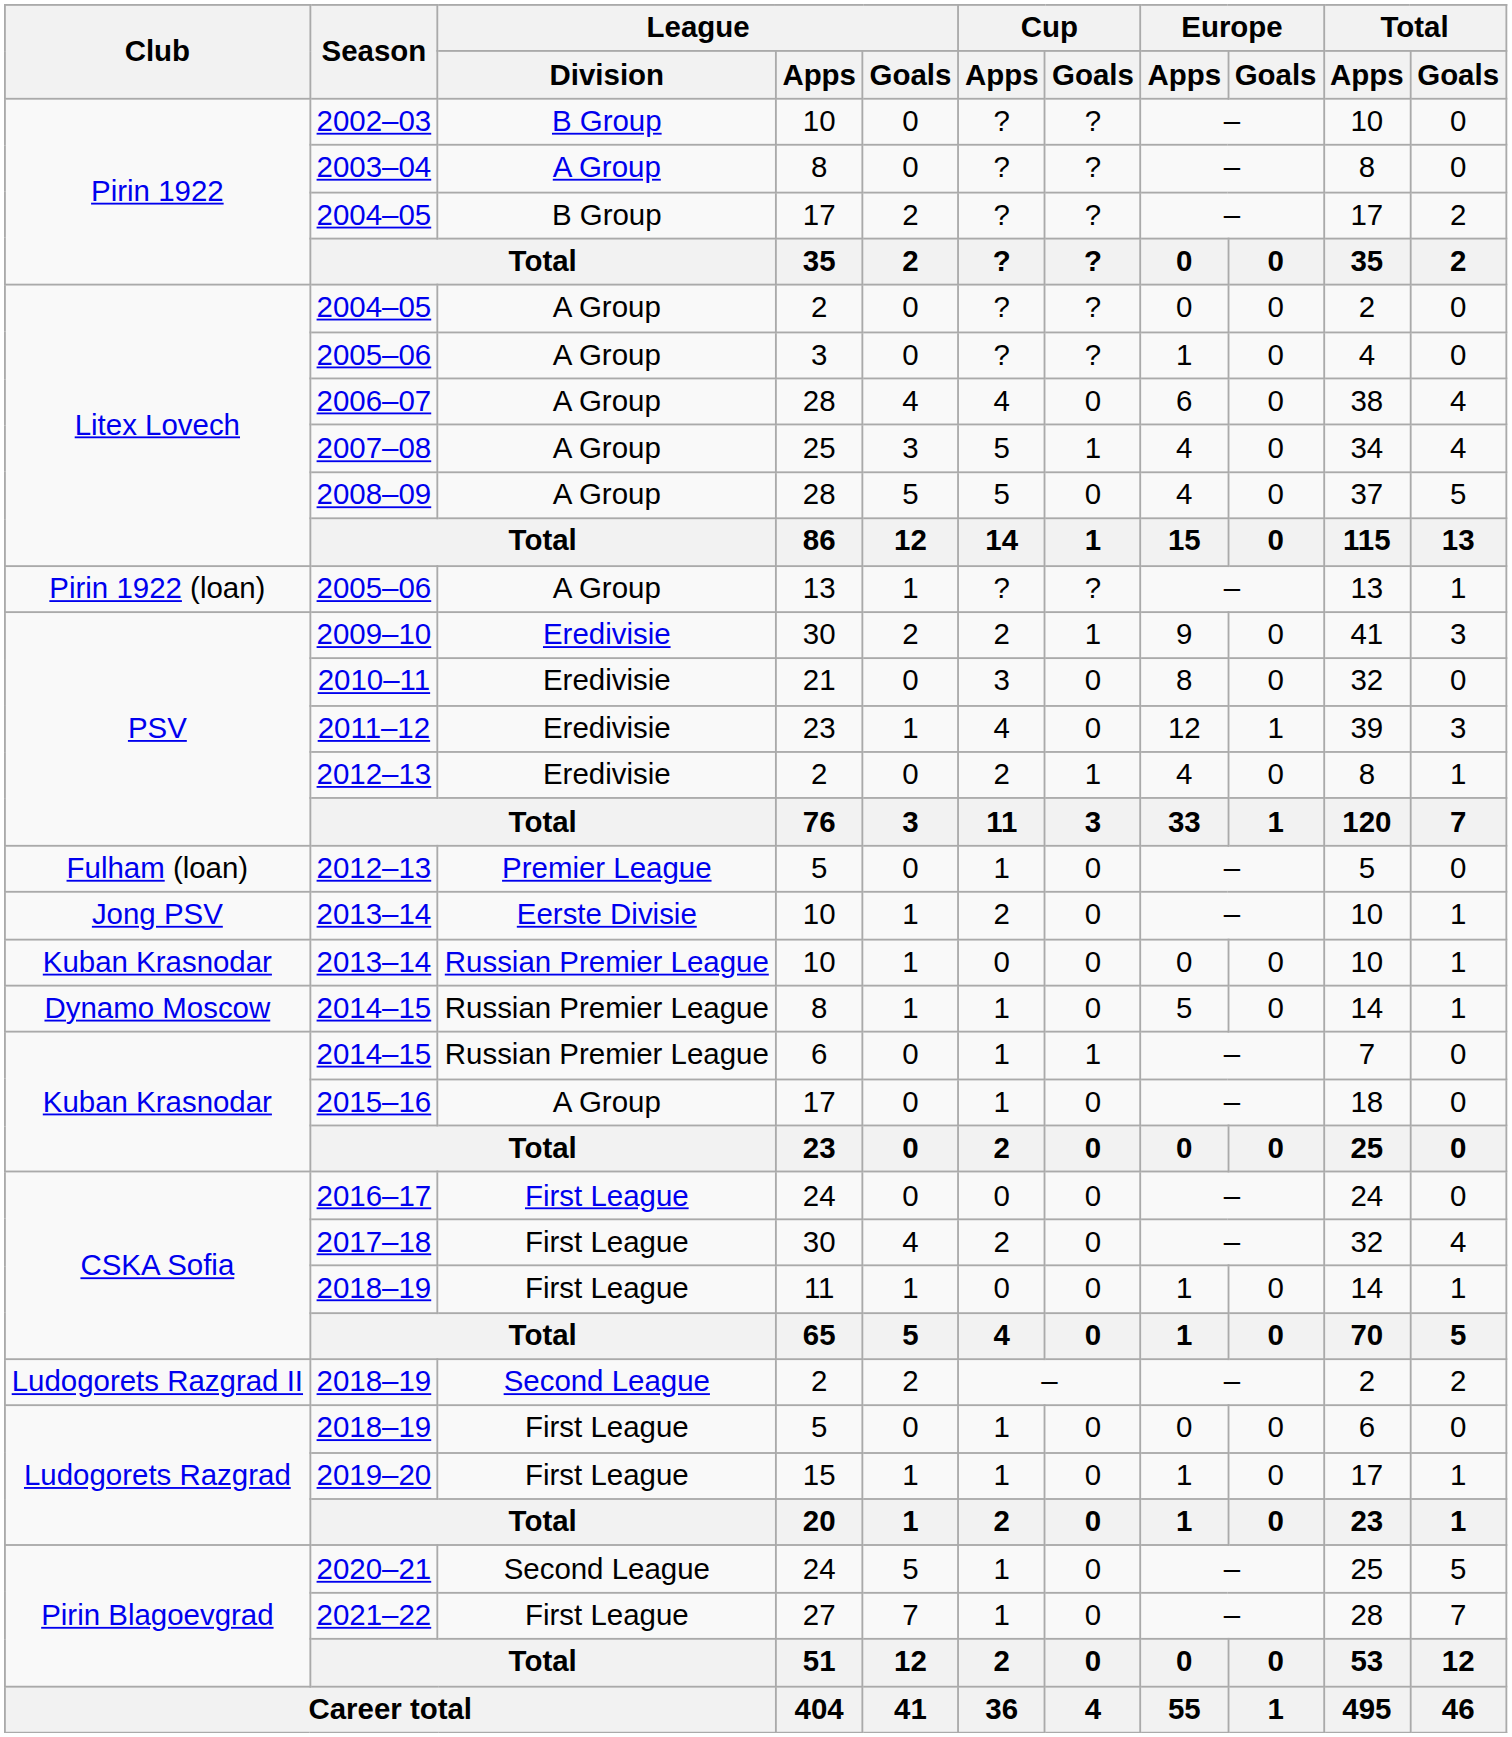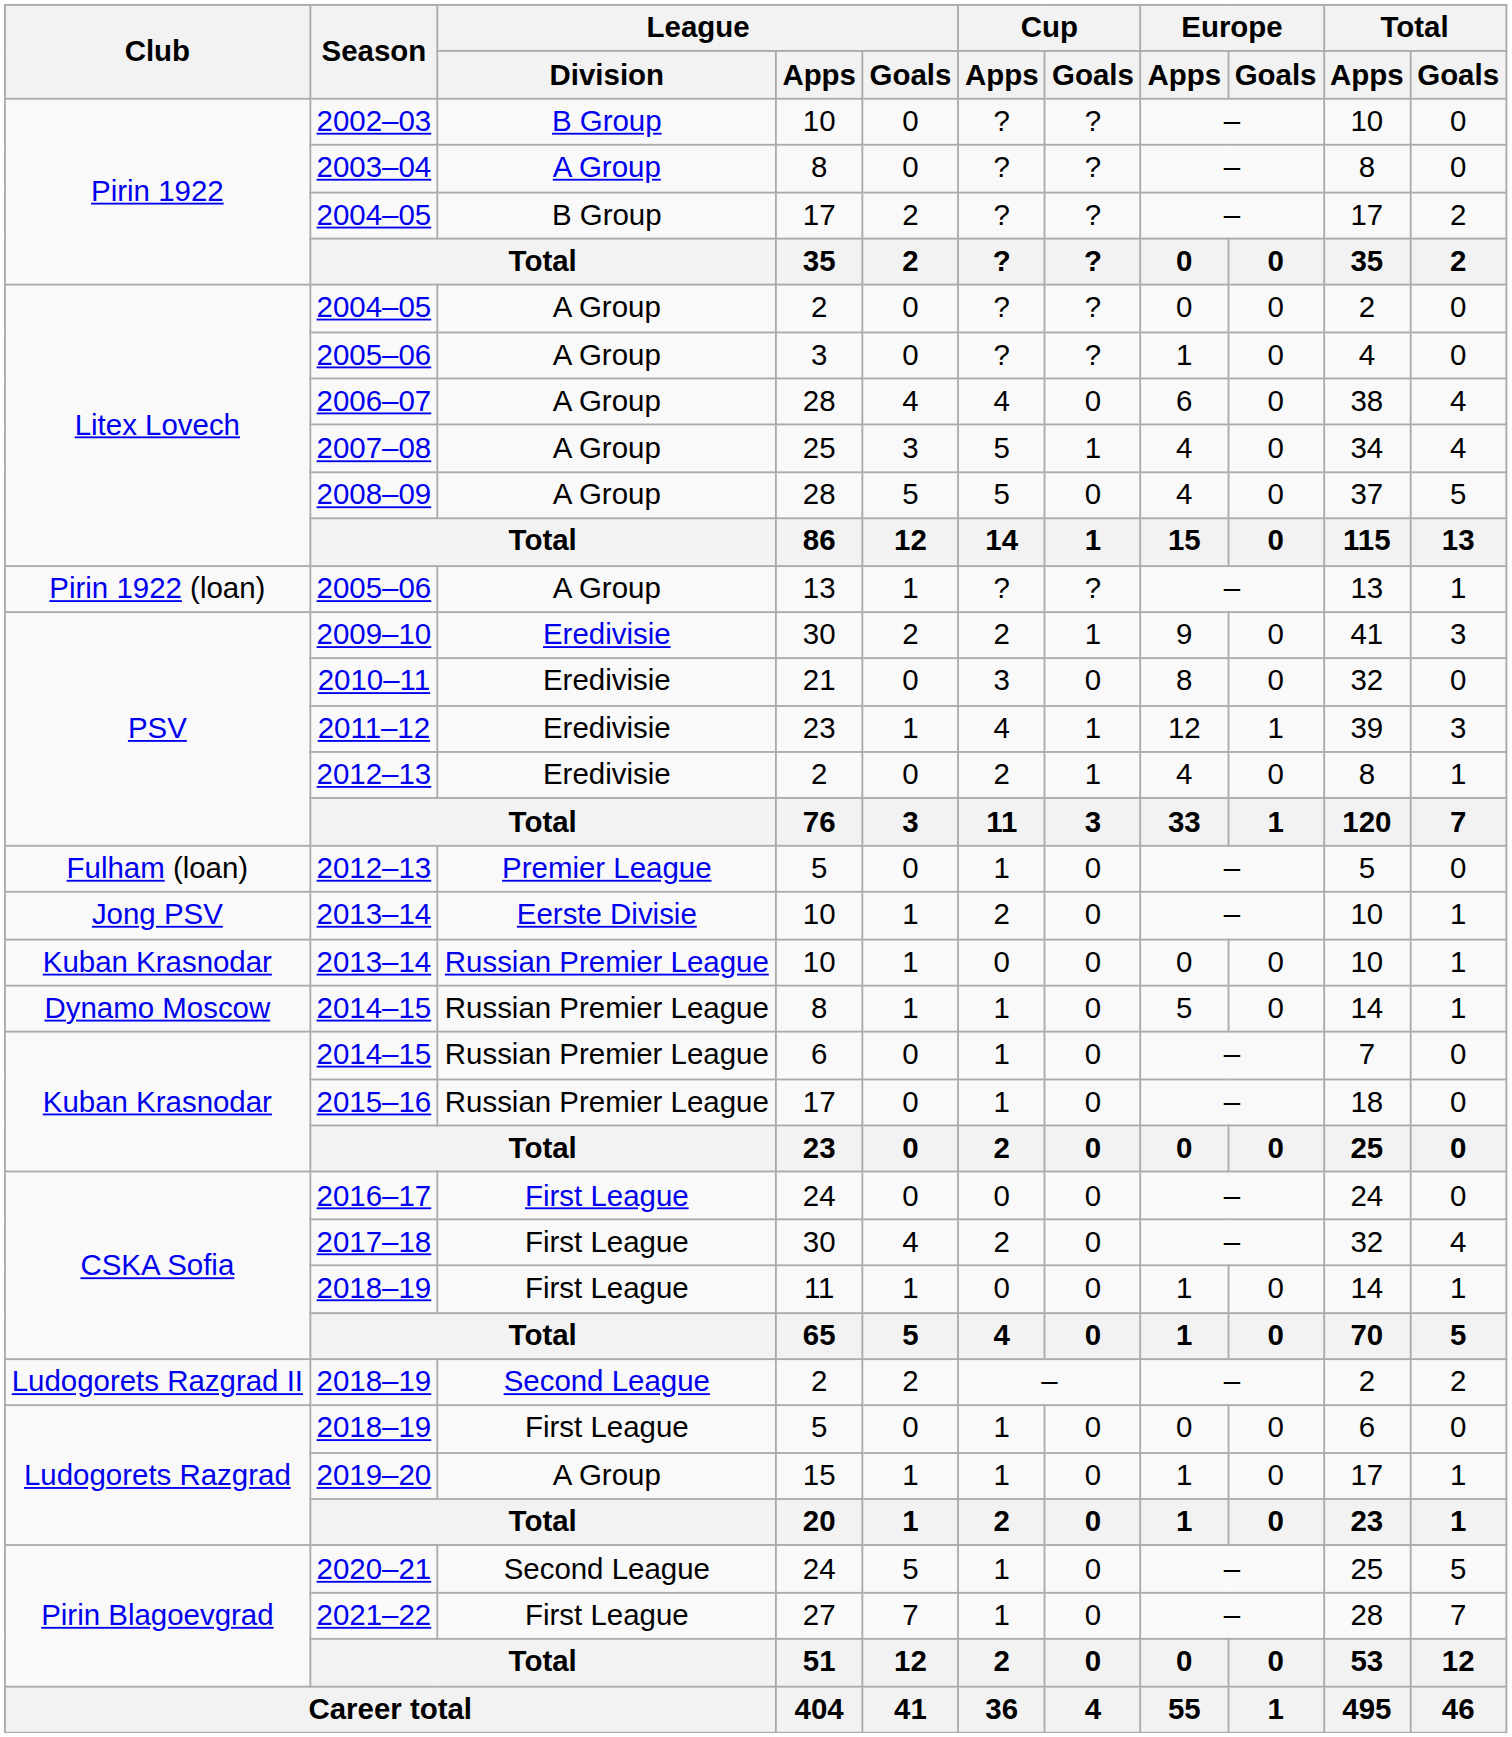(1093, 728) 0 -> (1093, 728) 1
(1093, 1055) 1 -> (1093, 1055) 0
(607, 1101) A Group -> (607, 1101) Russian Premier League
(607, 1475) First League -> (607, 1475) A Group
